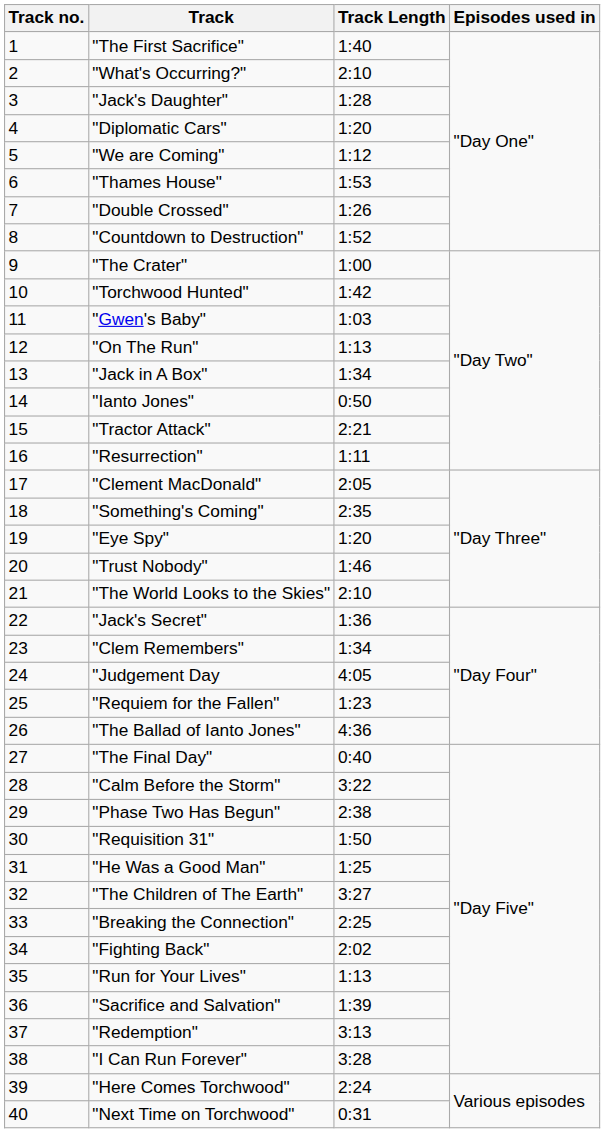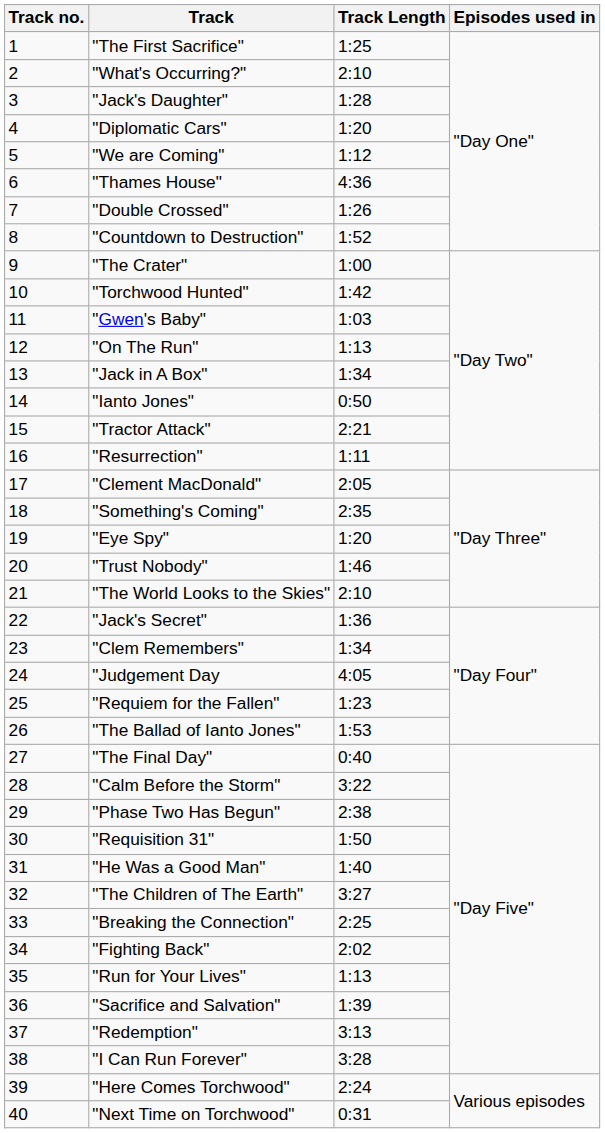(355, 45) 1:40 -> (355, 45) 1:25
(355, 182) 1:53 -> (355, 182) 4:36
(355, 730) 4:36 -> (355, 730) 1:53
(355, 867) 1:25 -> (355, 867) 1:40
